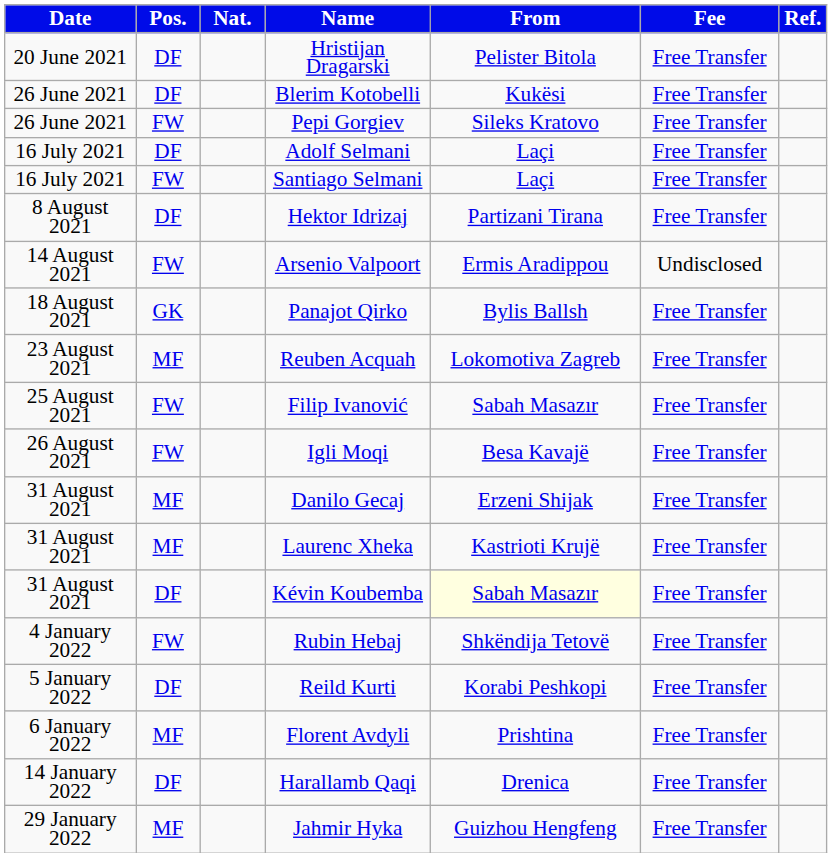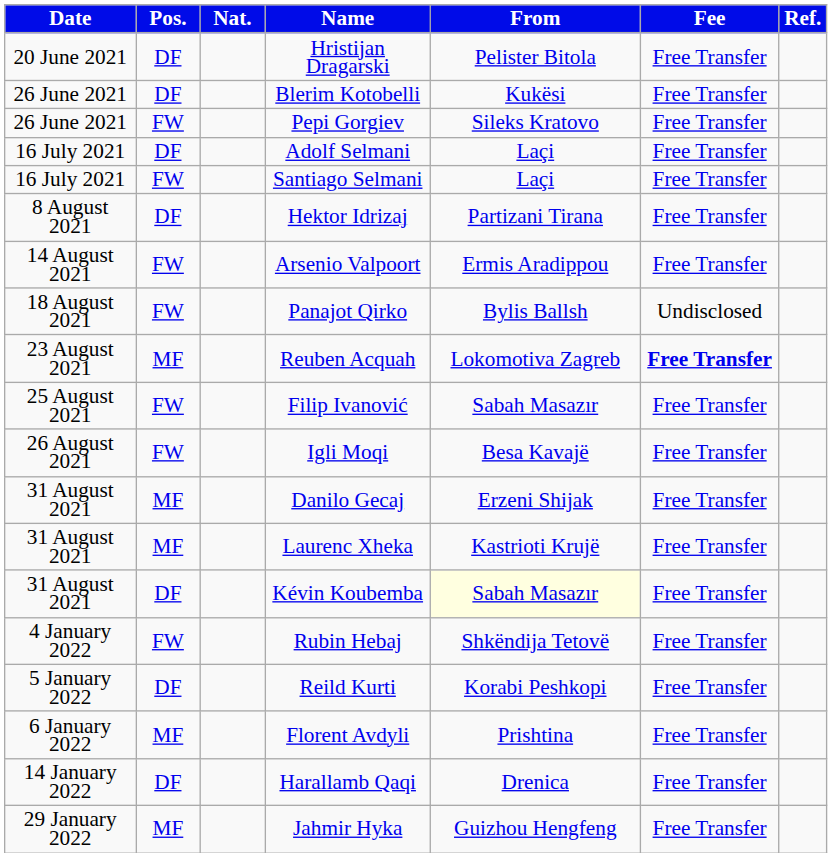(710, 264) Undisclosed -> (710, 264) Free Transfer
(168, 311) GK -> (168, 311) FW
(710, 311) Free Transfer -> (710, 311) Undisclosed
(710, 358) normal -> (710, 358) bold
